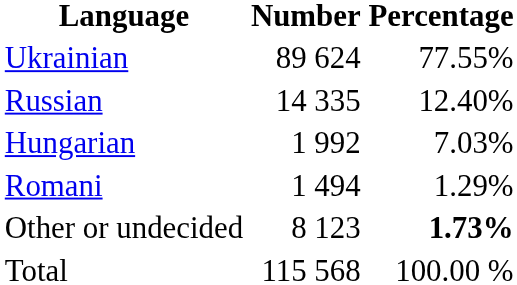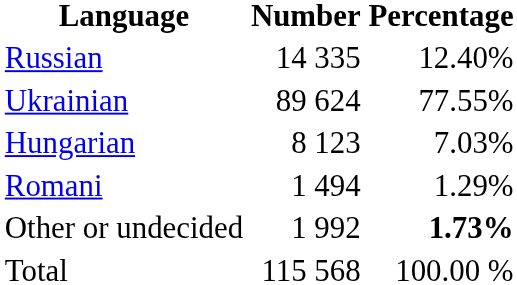rows swapped: (67, 58) <-> (54, 100)
(326, 143) 1 992 -> (326, 143) 8 123
(326, 227) 8 123 -> (326, 227) 1 992
